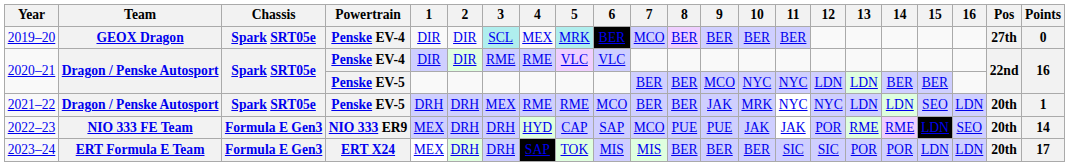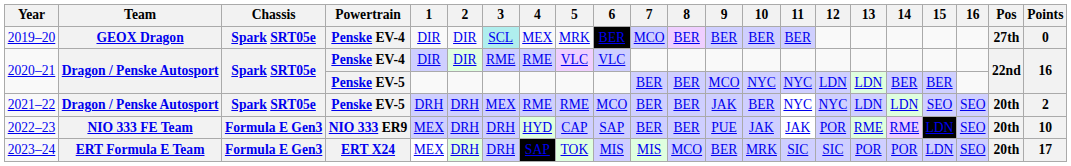(574, 37) paleturquoise background -> (574, 37) no background
(757, 105) MRK -> (761, 105) BER
(969, 105) LDN -> (973, 105) SEO
(1043, 105) 1 -> (1045, 105) 2
(649, 127) MCO -> (649, 127) BER
(684, 127) PUE -> (687, 127) BER
(1043, 127) 14 -> (1045, 127) 10
(684, 149) BER -> (687, 149) MCO
(757, 149) BER -> (761, 149) MRK
(969, 149) LDN -> (973, 149) SEO
